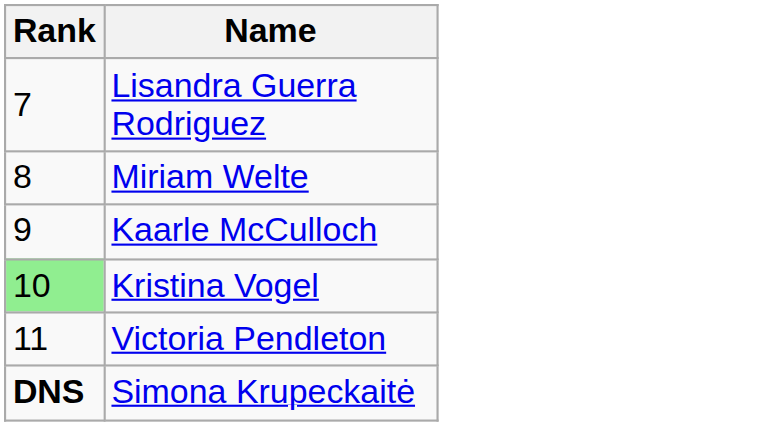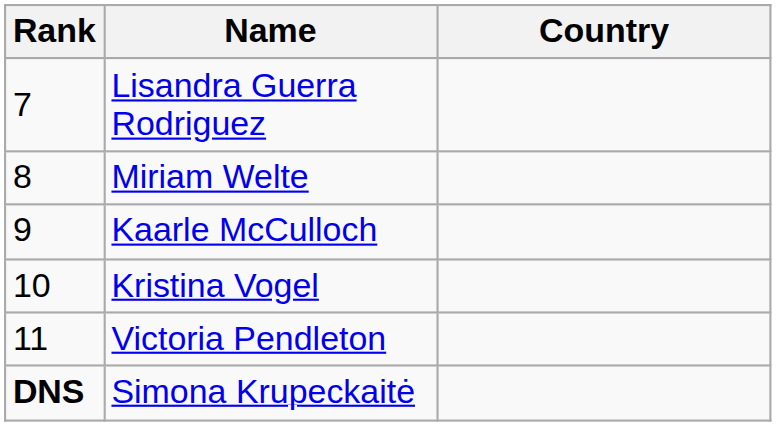+ column: (604, 31)
(32, 284) lightgreen background -> (32, 284) no background
